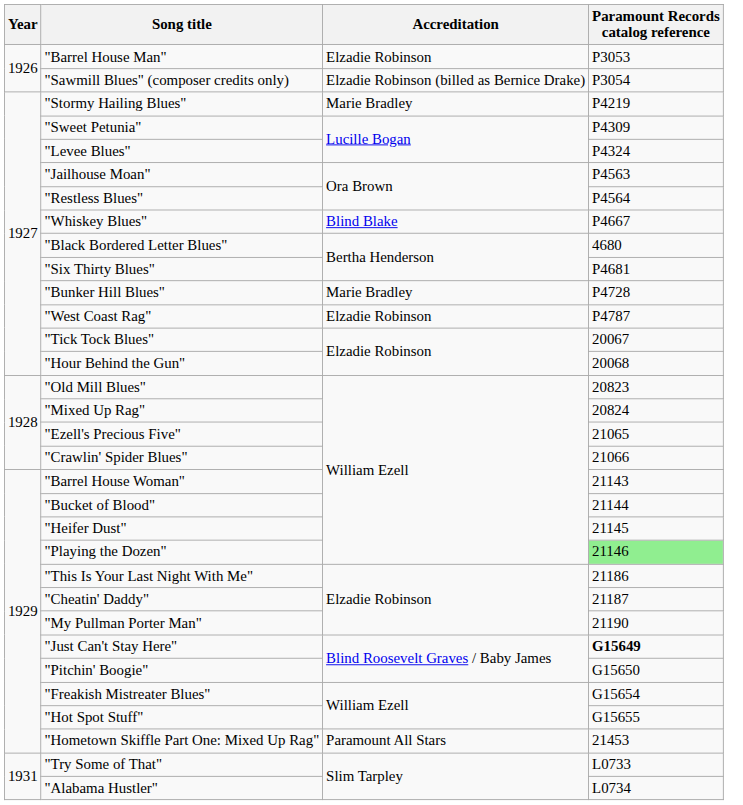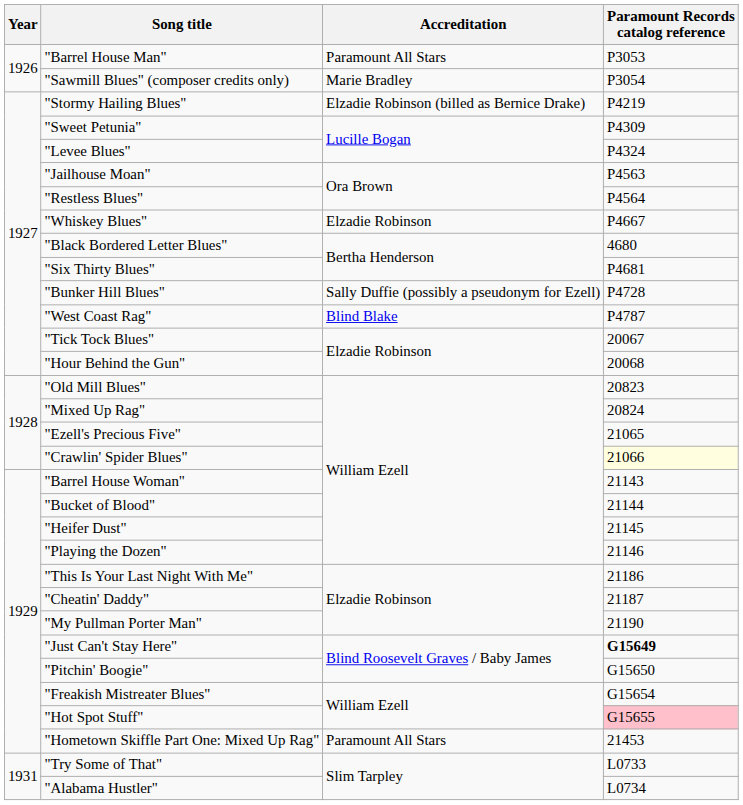(379, 56) Elzadie Robinson -> (386, 56) Paramount All Stars
(456, 80) Elzadie Robinson (billed as Bernice Drake) -> (369, 80) Marie Bradley
(369, 103) Marie Bradley -> (456, 103) Elzadie Robinson (billed as Bernice Drake)
(362, 221) Blind Blake -> (379, 221) Elzadie Robinson
(369, 292) Marie Bradley -> (463, 292) Sally Duffie (possibly a pseudonym for Ezell)
(379, 316) Elzadie Robinson -> (362, 316) Blind Blake
(611, 457) no background -> (626, 457) lightyellow background
(610, 552) lightgreen background -> (625, 552) no background
(616, 717) no background -> (631, 717) pink background
